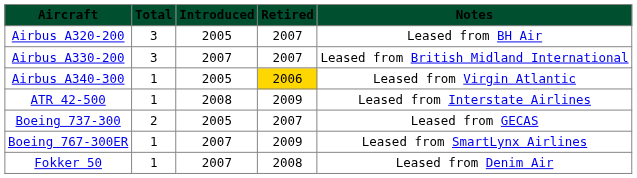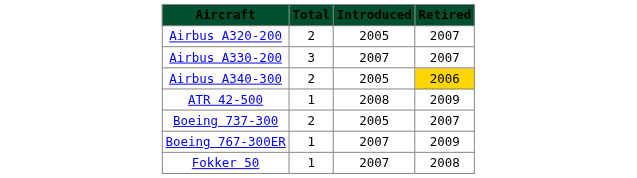- column: (475, 15)
(154, 36) 3 -> (311, 36) 2
(154, 78) 1 -> (311, 78) 2
